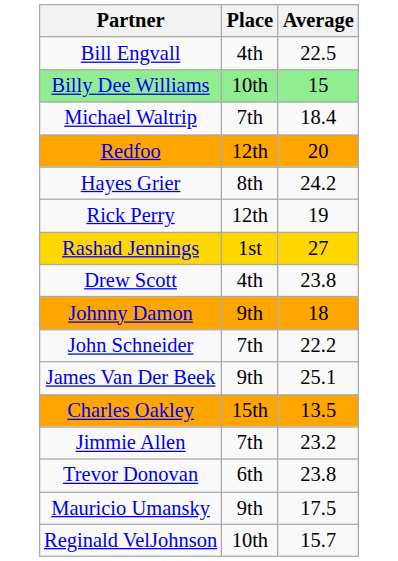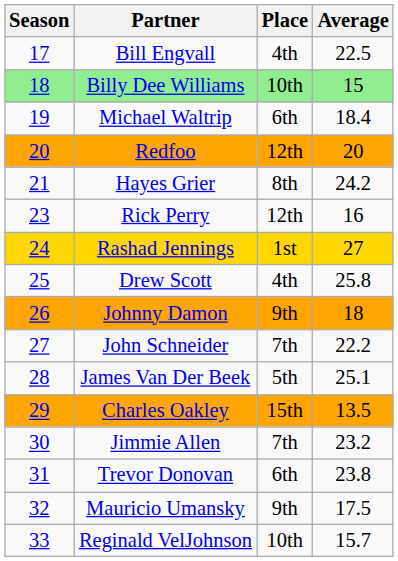+ column: (39, 20)
(250, 118) 7th -> (285, 118) 6th
(318, 215) 19 -> (353, 215) 16
(318, 280) 23.8 -> (353, 280) 25.8
(250, 378) 9th -> (285, 378) 5th
